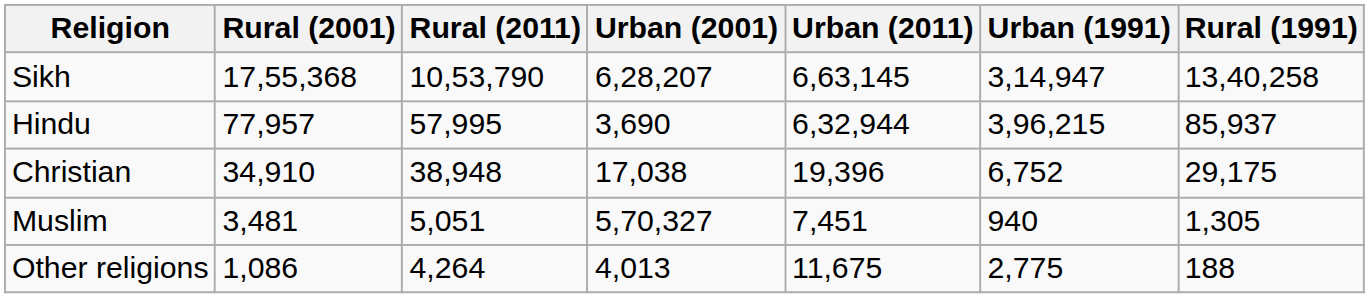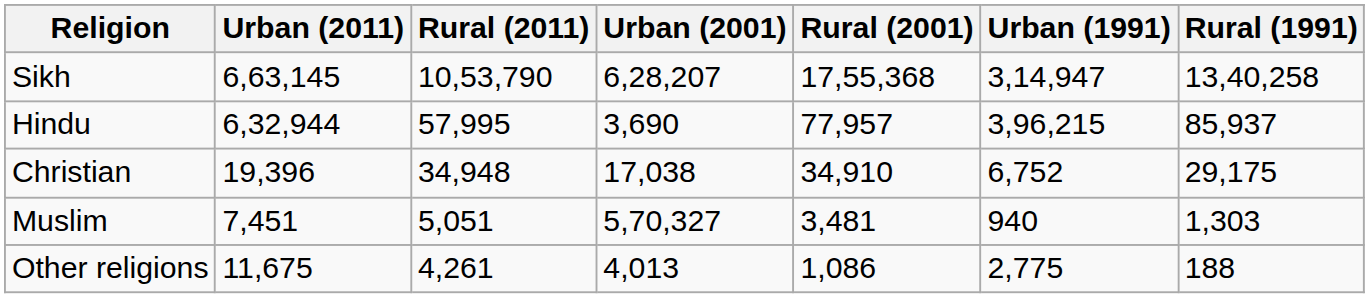columns swapped: (883, 28) <-> (309, 28)
(456, 172) 38,948 -> (464, 172) 34,948
(1223, 220) 1,305 -> (1223, 220) 1,303
(447, 268) 4,264 -> (456, 268) 4,261
